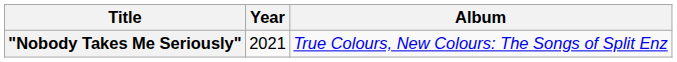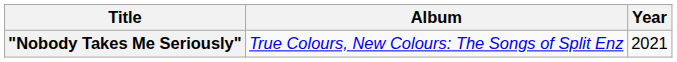columns swapped: (268, 17) <-> (481, 17)
